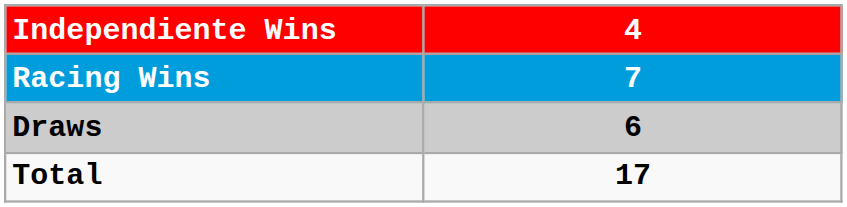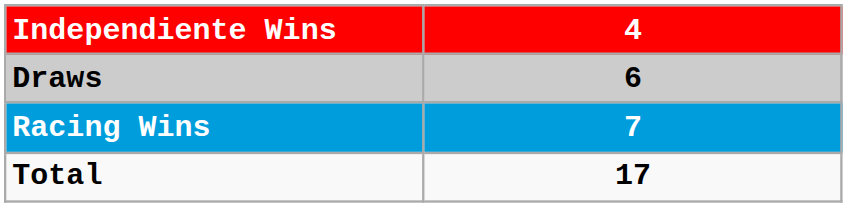rows swapped: (57, 128) <-> (111, 79)
